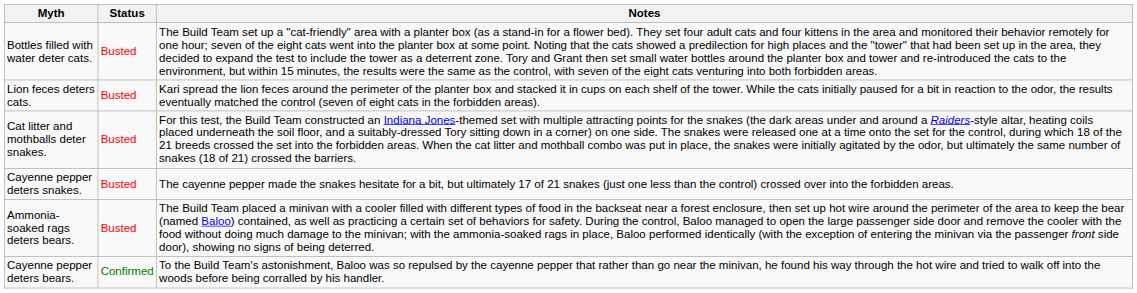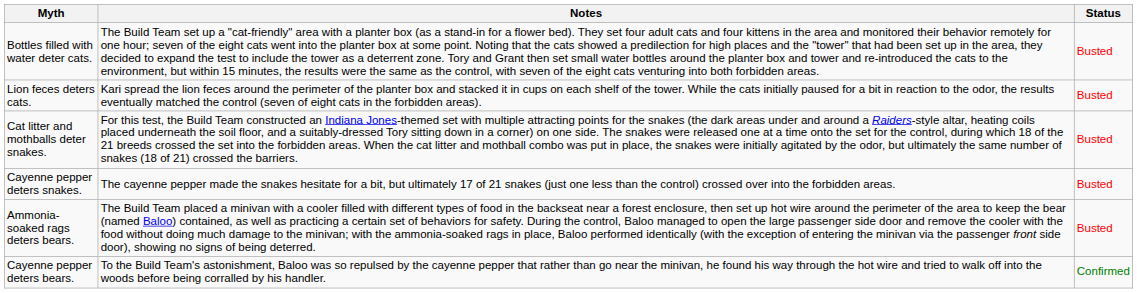columns swapped: (127, 13) <-> (645, 13)
